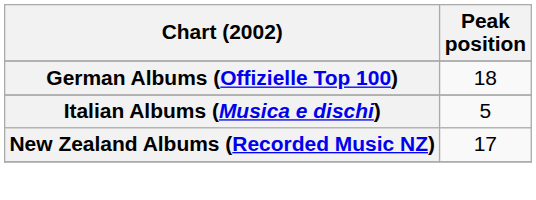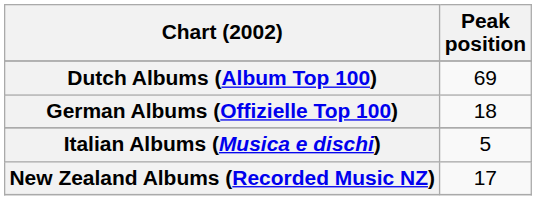+ row: (222, 77)
